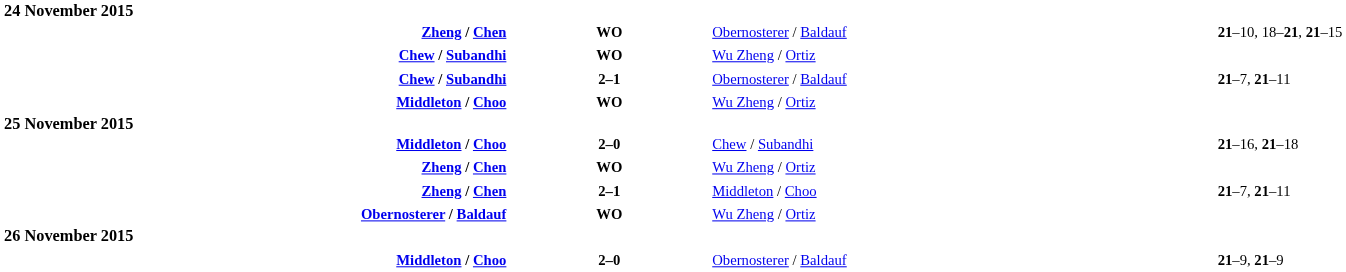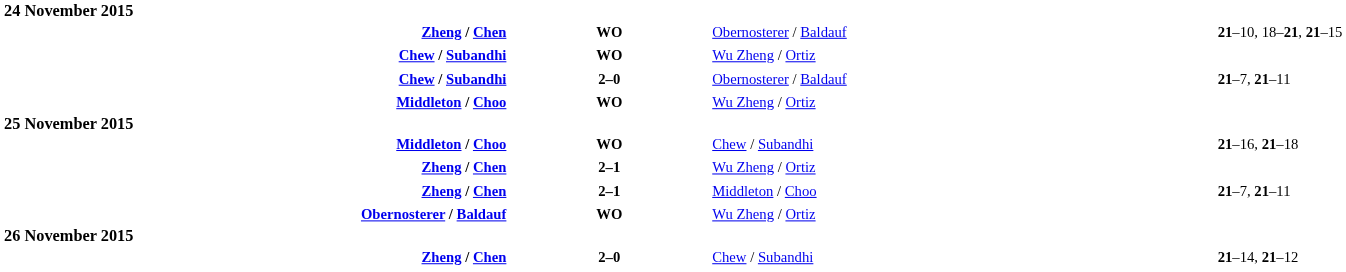(609, 79) 2–1 -> (609, 79) 2–0
(609, 144) 2–0 -> (609, 144) WO
(609, 167) WO -> (609, 167) 2–1
+ row: (464, 257)
- row: (451, 260)
